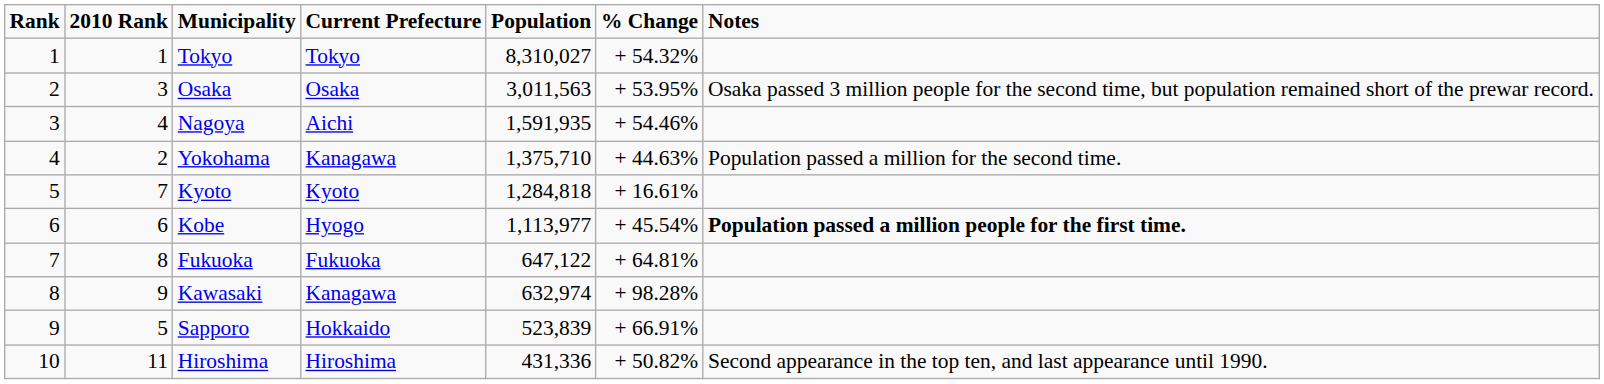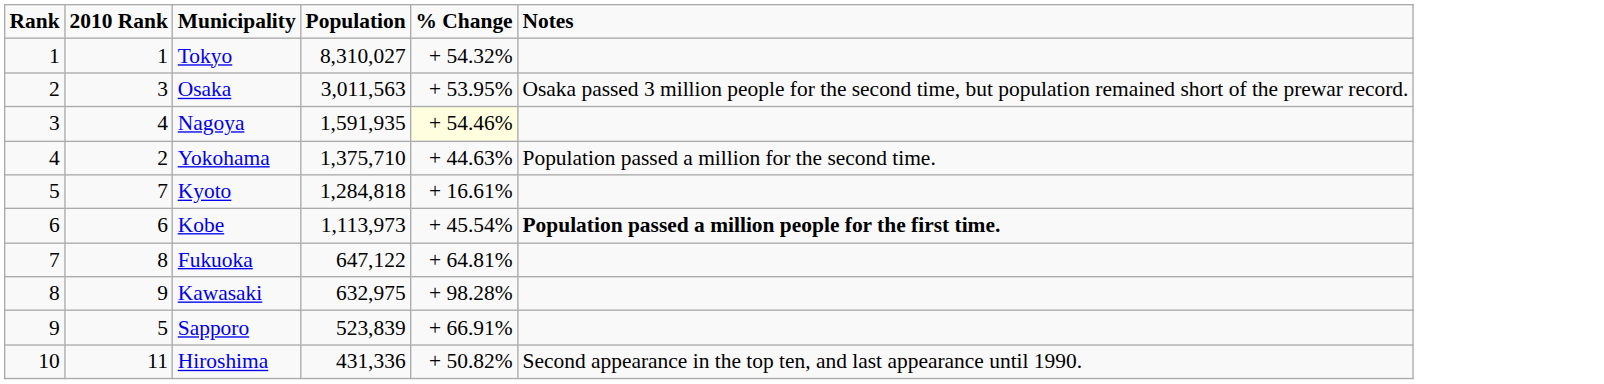- column: (393, 21)
(656, 123) no background -> (471, 123) lightyellow background
(549, 225) 1,113,977 -> (363, 225) 1,113,973
(556, 293) 632,974 -> (371, 293) 632,975
